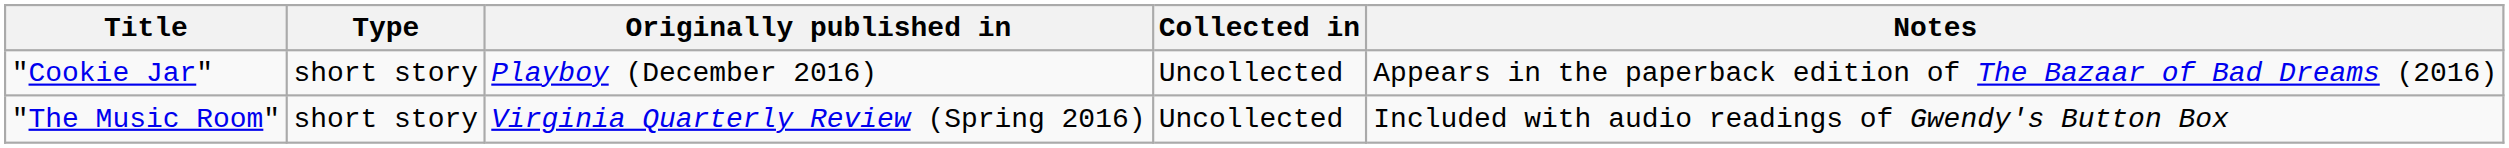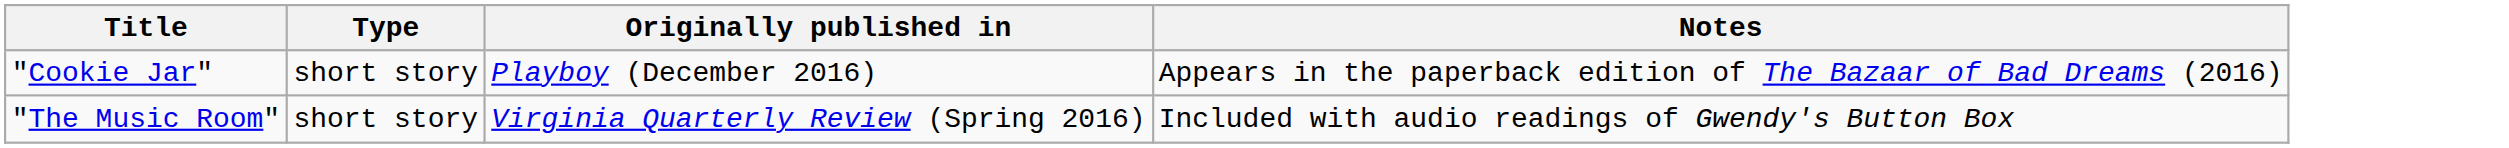- column: (1259, 28)
